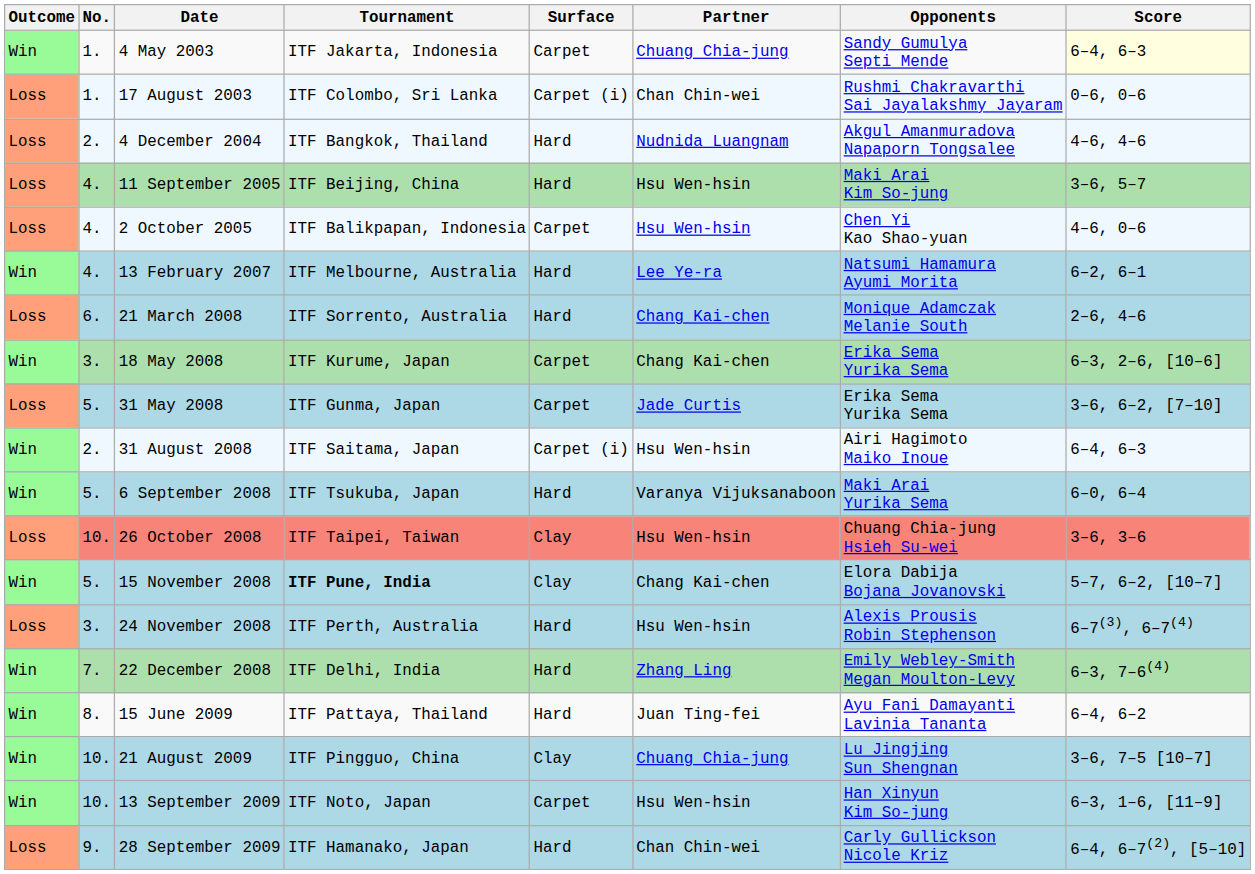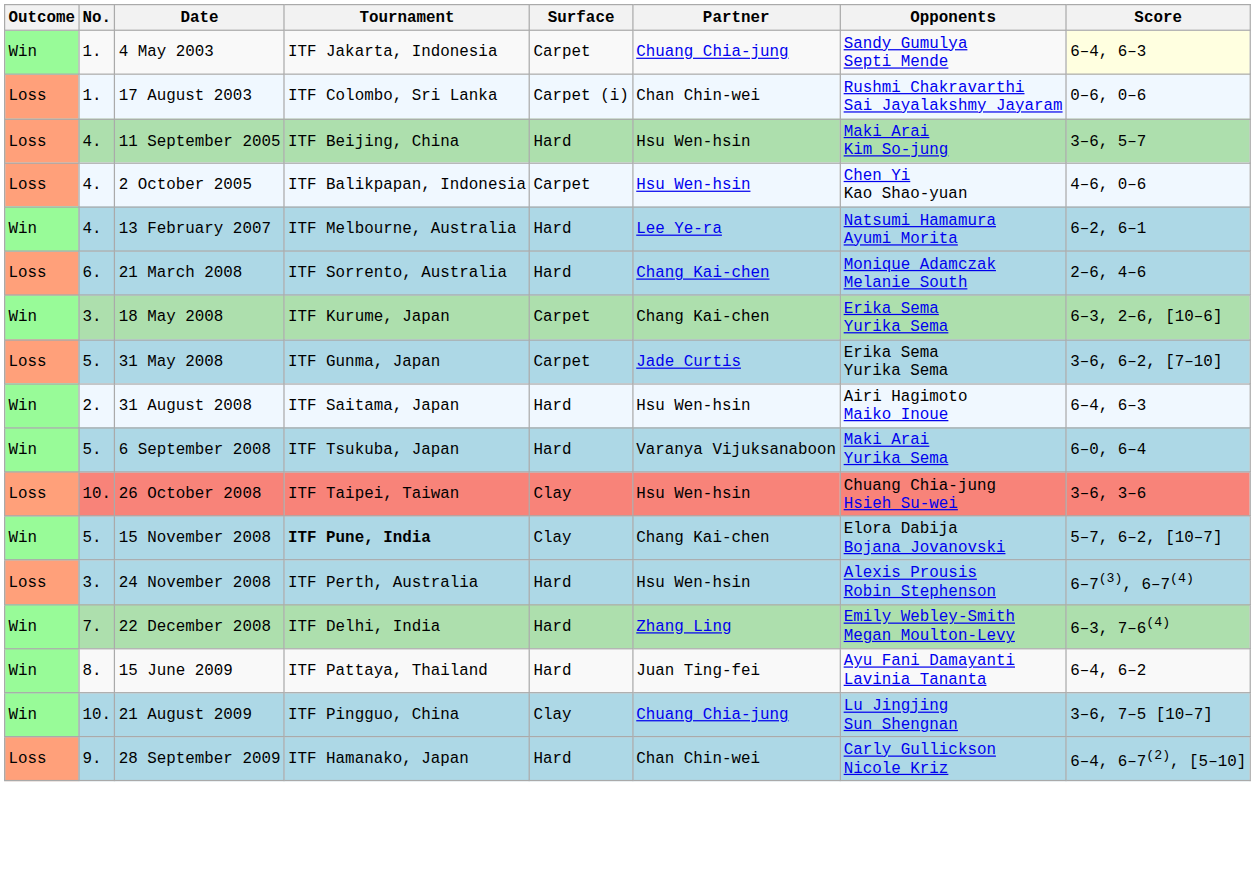- row: (190, 141)
(581, 450) Carpet (i) -> (553, 406) Hard
- row: (200, 803)
